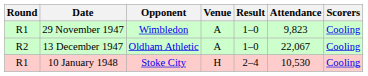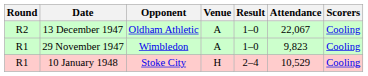rows swapped: (83, 29) <-> (83, 46)
(296, 63) 10,530 -> (296, 63) 10,529
